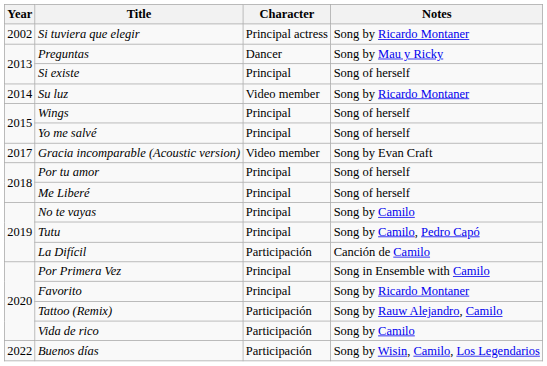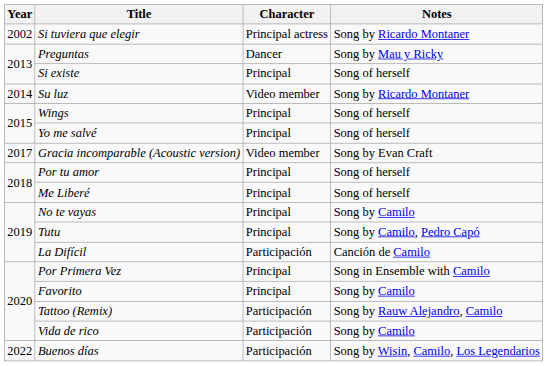(401, 291) Song by Ricardo Montaner -> (374, 291) Song by Camilo
